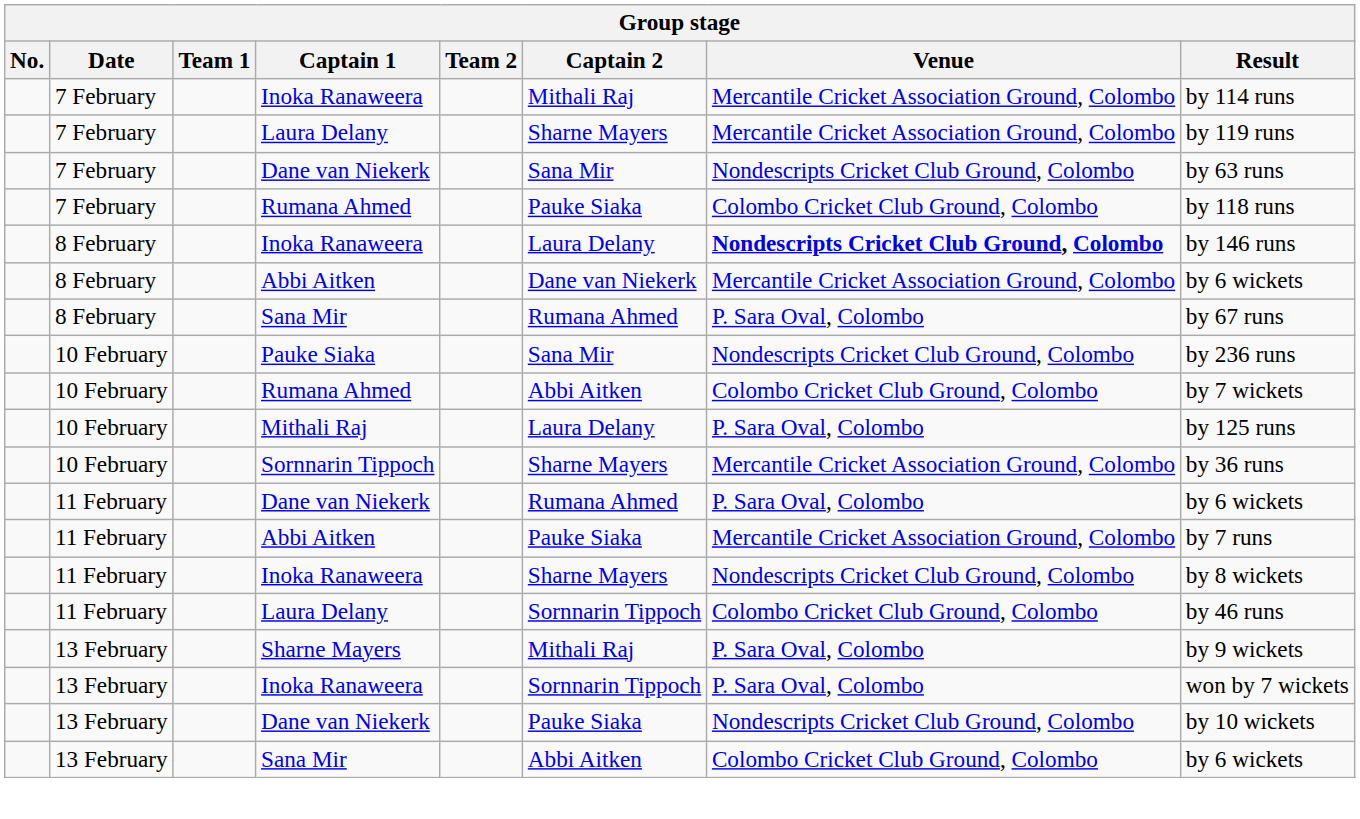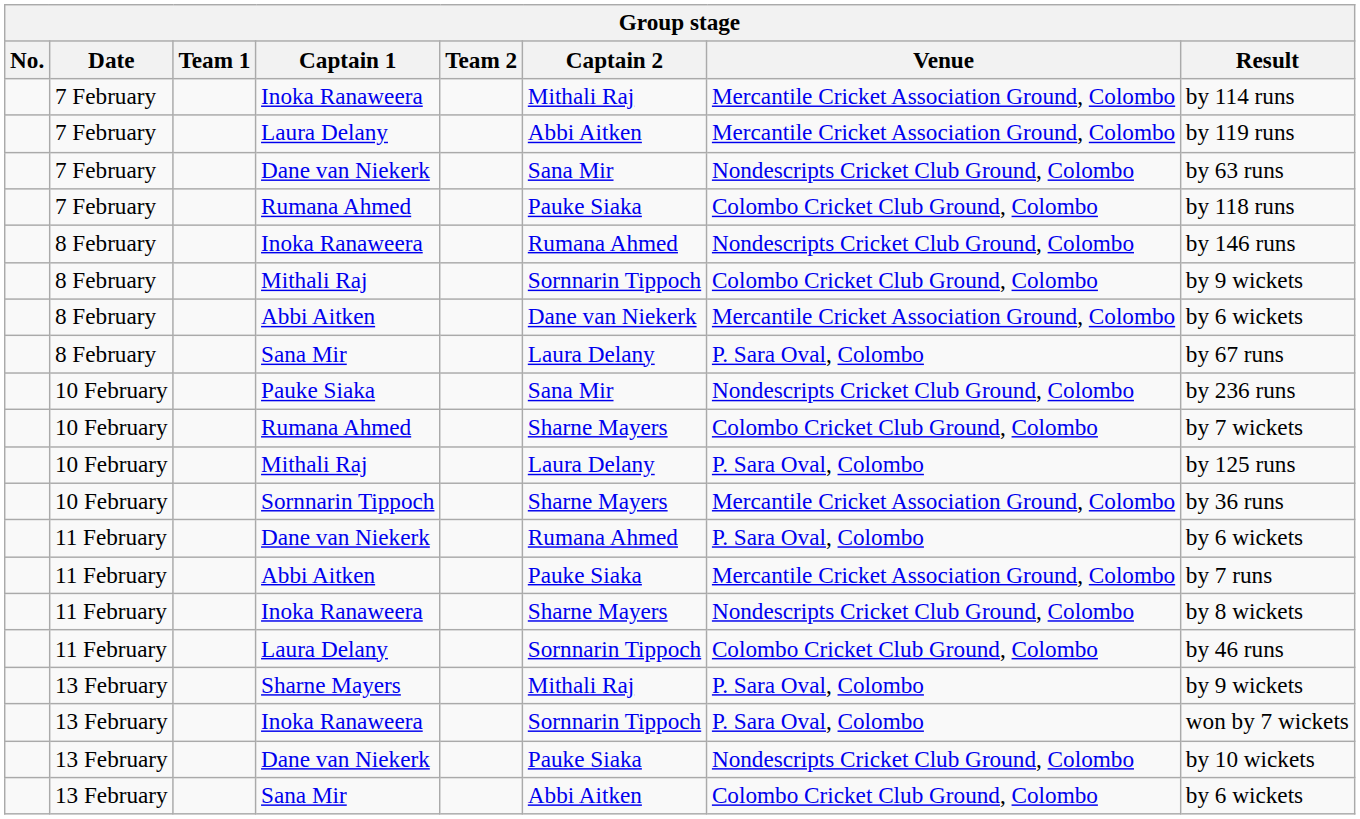(598, 133) Sharne Mayers -> (585, 133) Abbi Aitken
(591, 243) Laura Delany -> (603, 243) Rumana Ahmed
(938, 243) bold -> (923, 243) normal
+ row: (106, 280)
(603, 317) Rumana Ahmed -> (591, 354) Laura Delany
(585, 390) Abbi Aitken -> (598, 427) Sharne Mayers
